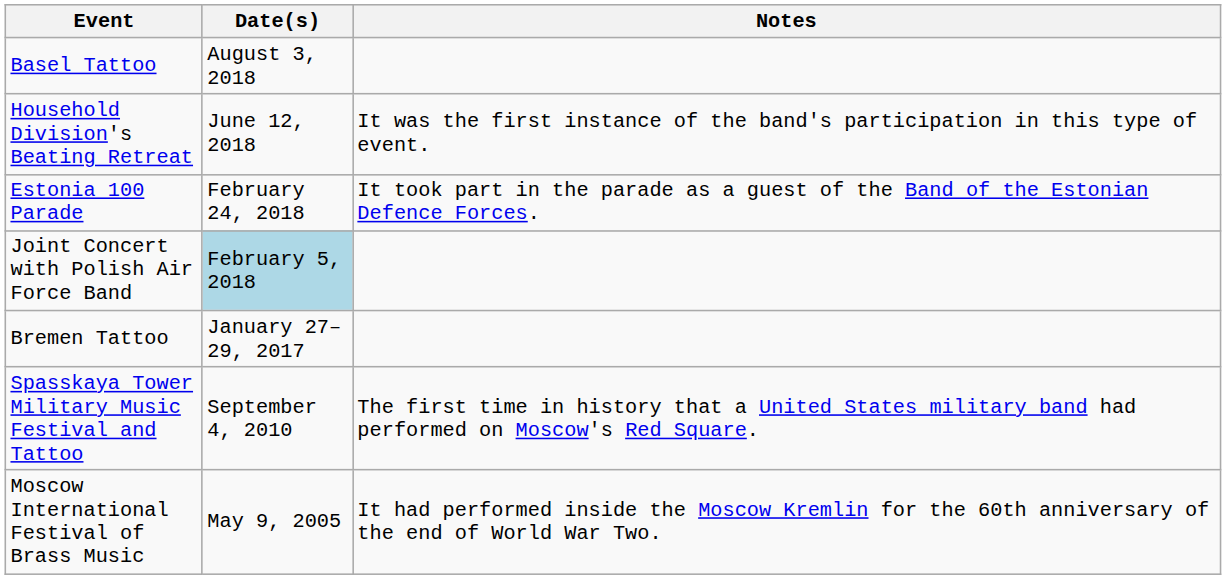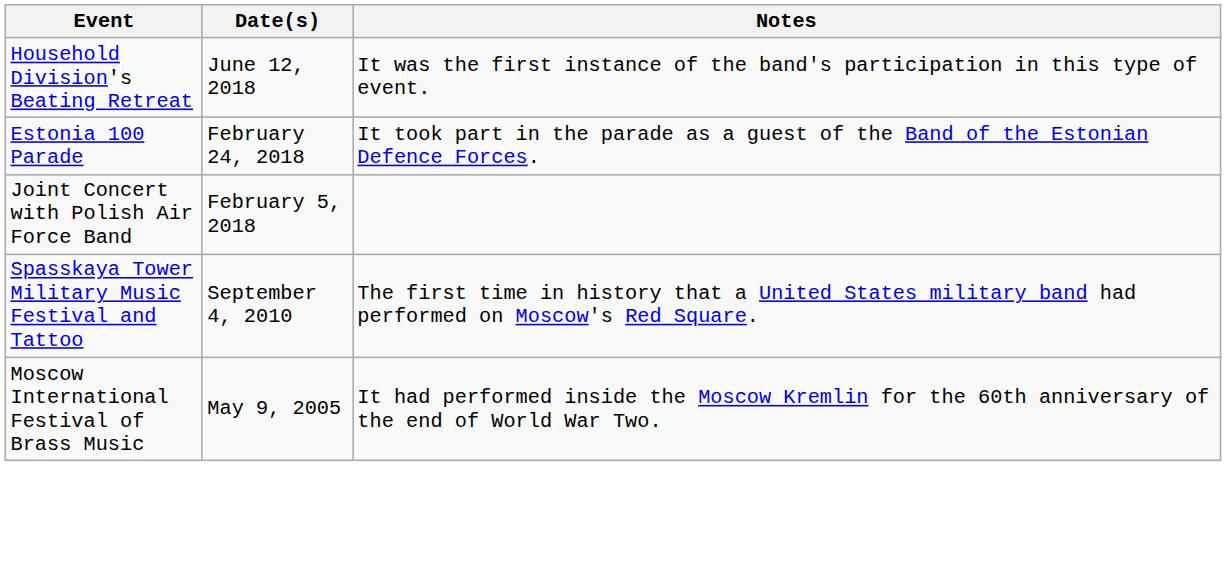- row: (83, 66)
(274, 271) lightblue background -> (274, 214) no background
- row: (90, 339)
